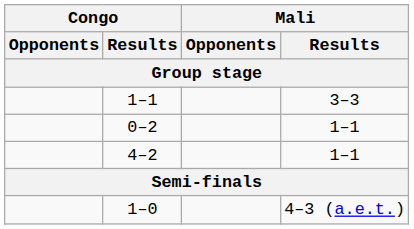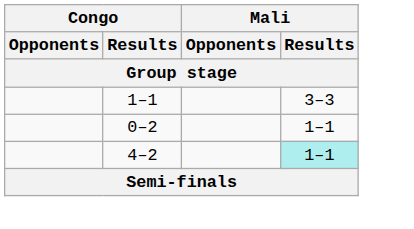(345, 155) no background -> (319, 155) paleturquoise background
- row: (142, 210)
